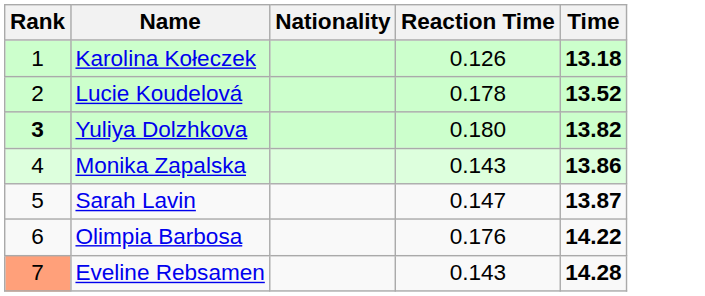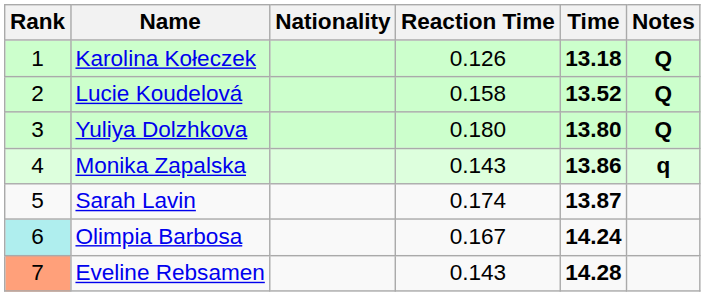+ column: (663, 22)
(478, 93) 0.178 -> (478, 93) 0.158
(37, 129) bold -> (37, 129) normal
(593, 129) 13.82 -> (593, 129) 13.80
(478, 201) 0.147 -> (478, 201) 0.174
(37, 237) no background -> (37, 237) paleturquoise background
(478, 237) 0.176 -> (478, 237) 0.167
(593, 237) 14.22 -> (593, 237) 14.24
